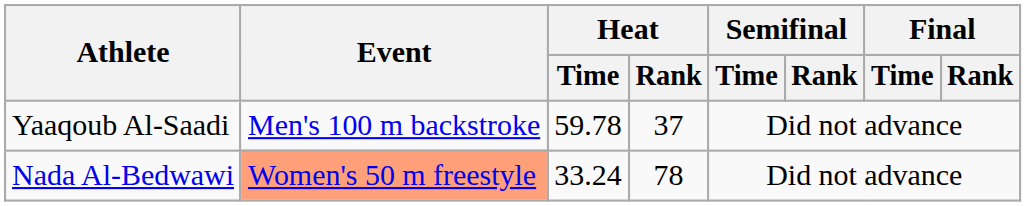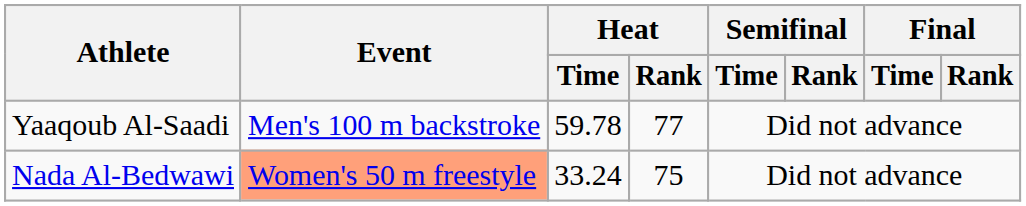(669, 125) 37 -> (669, 125) 77
(669, 175) 78 -> (669, 175) 75
